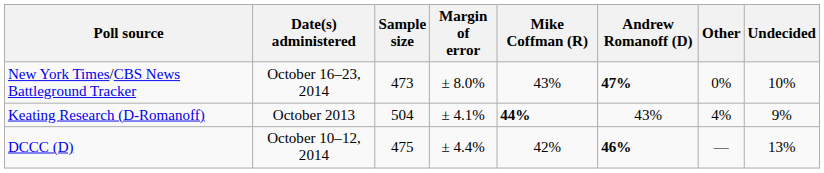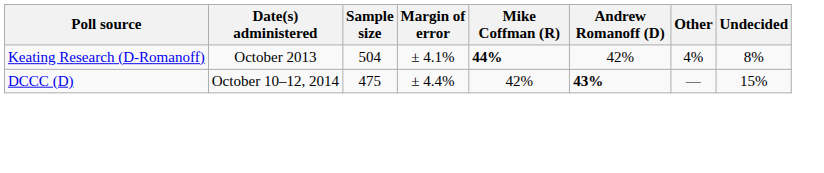- row: (94, 82)
(648, 114) 43% -> (620, 57) 42%
(782, 114) 9% -> (754, 57) 8%
(616, 147) 46% -> (588, 81) 43%
(782, 147) 13% -> (754, 81) 15%
